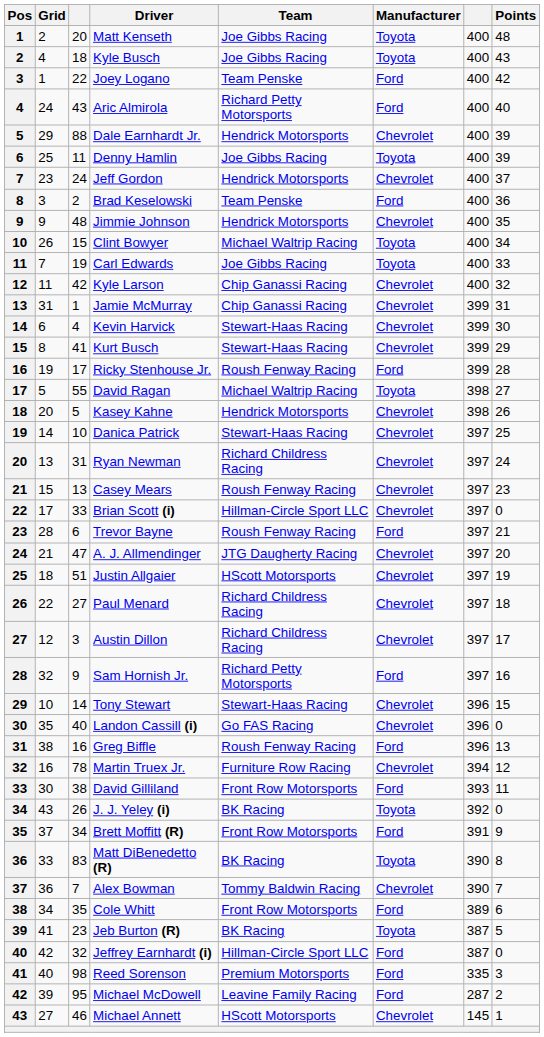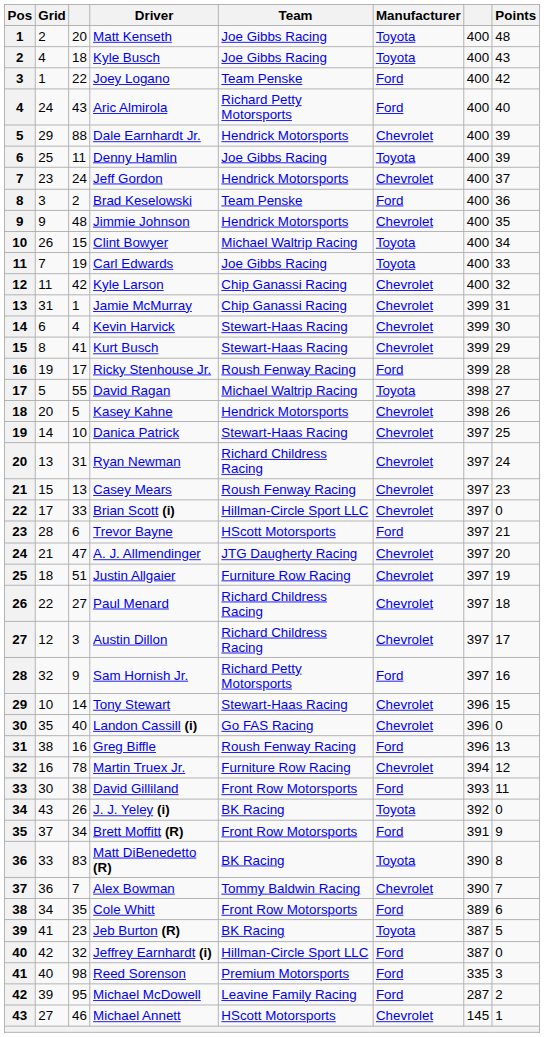(289, 532) Roush Fenway Racing -> (279, 532) HScott Motorsports
(279, 575) HScott Motorsports -> (286, 575) Furniture Row Racing
